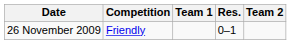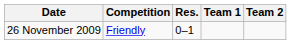columns swapped: (194, 13) <-> (229, 13)
